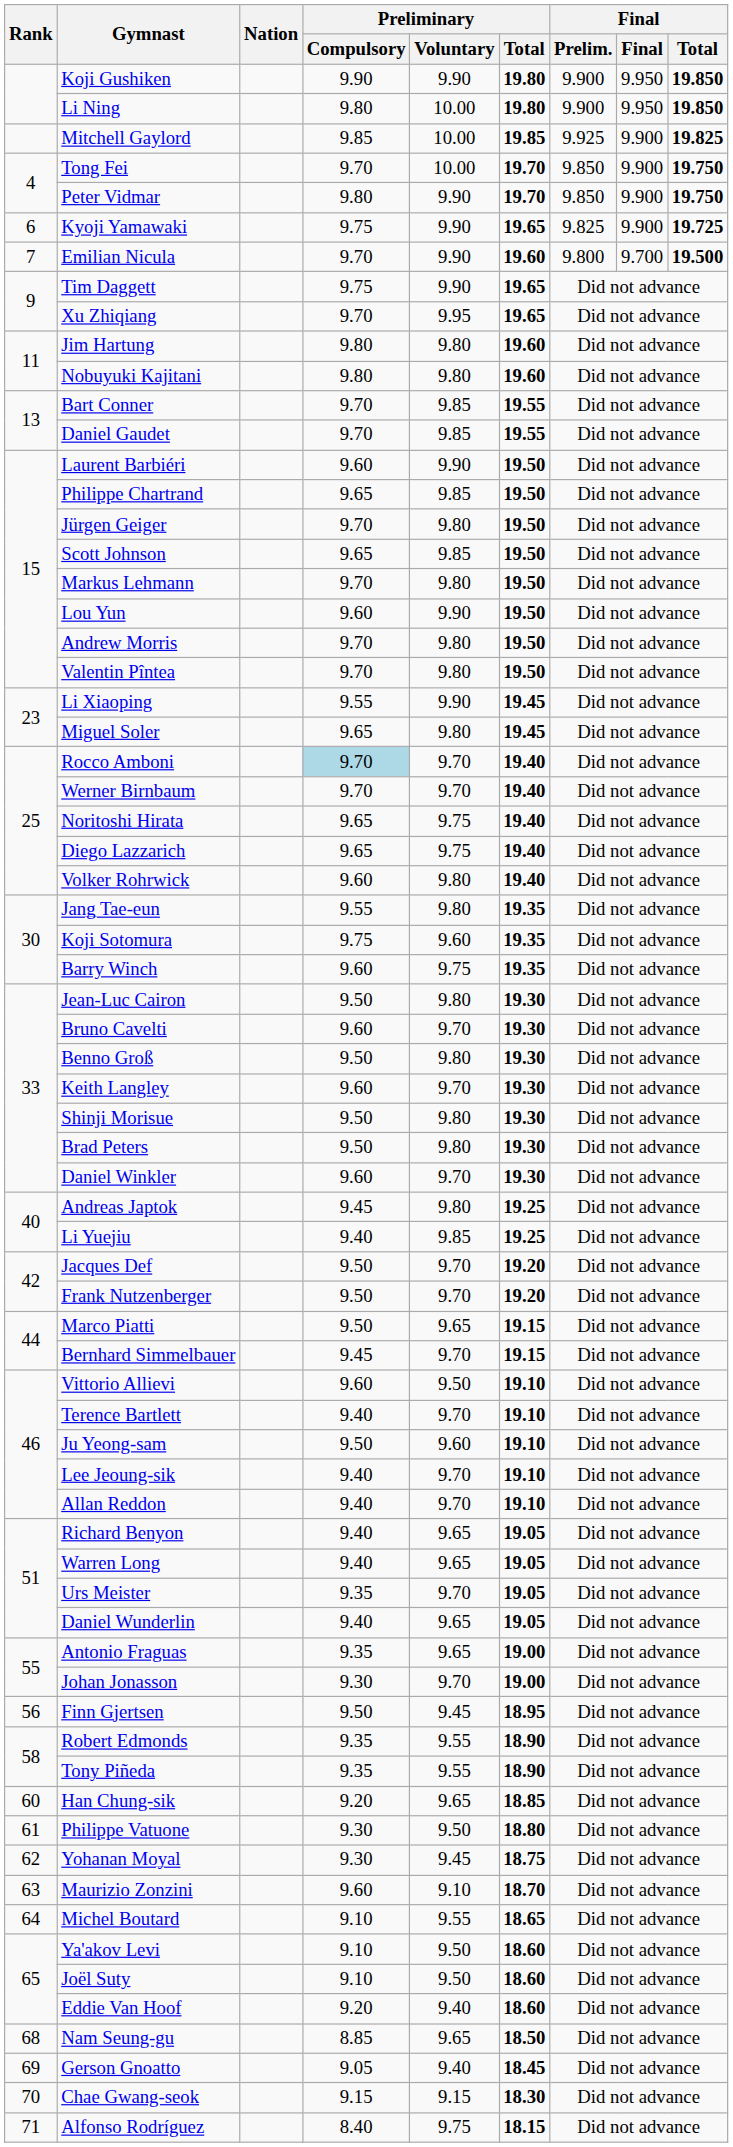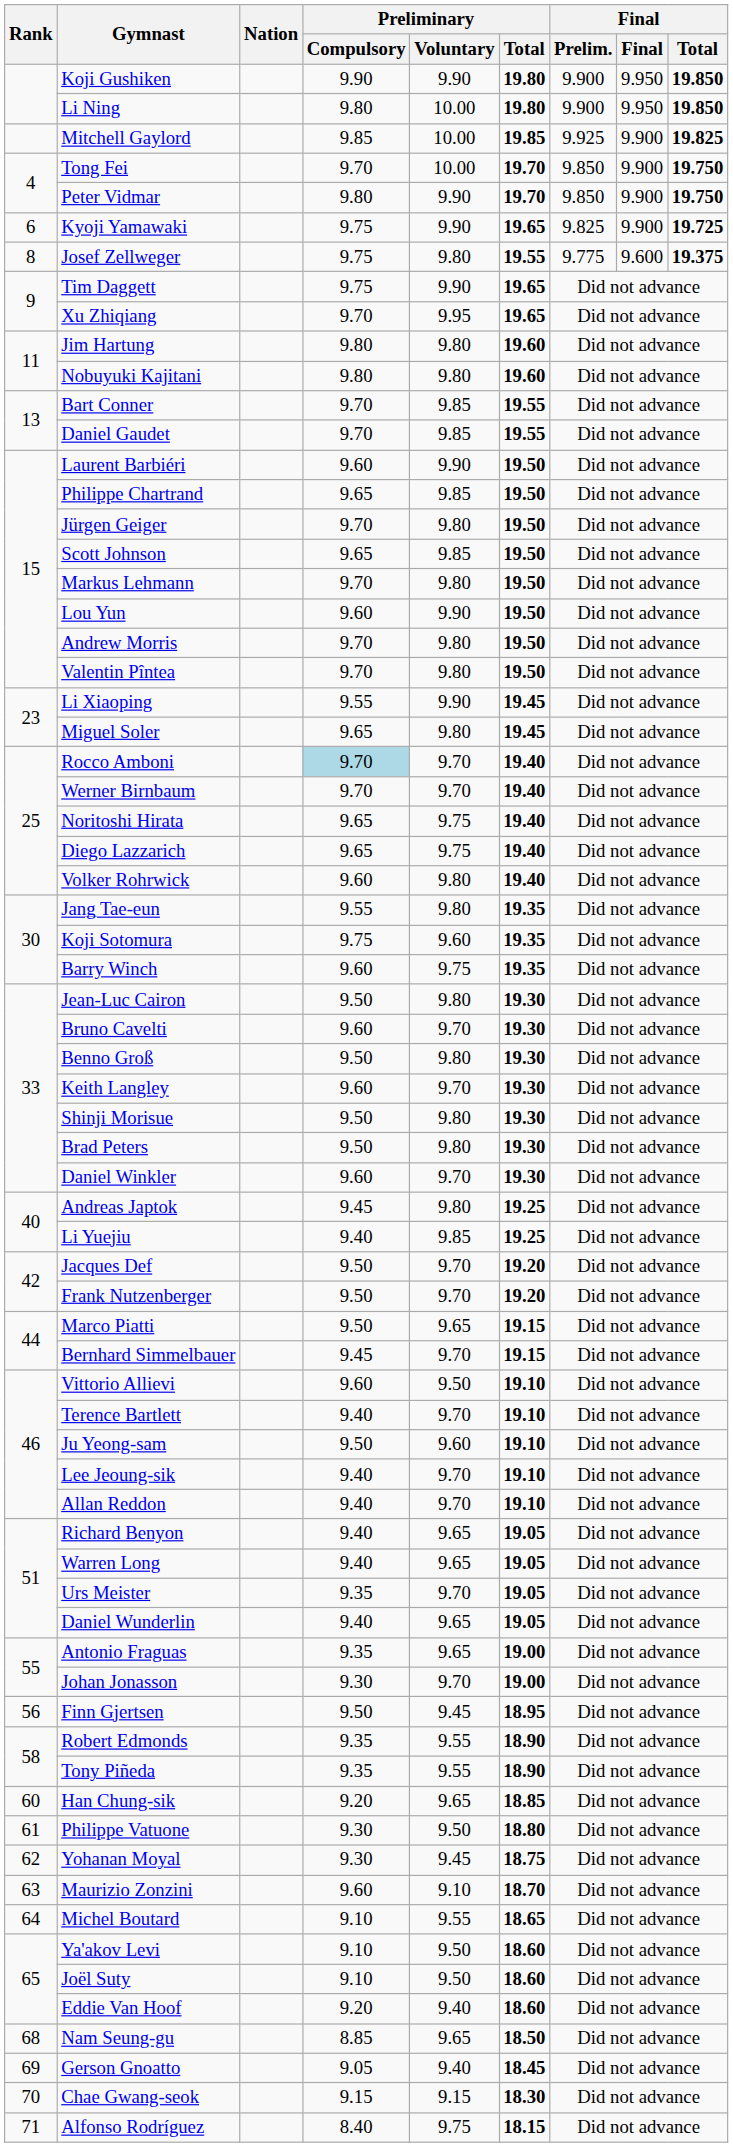- row: (118, 256)
+ row: (121, 256)
